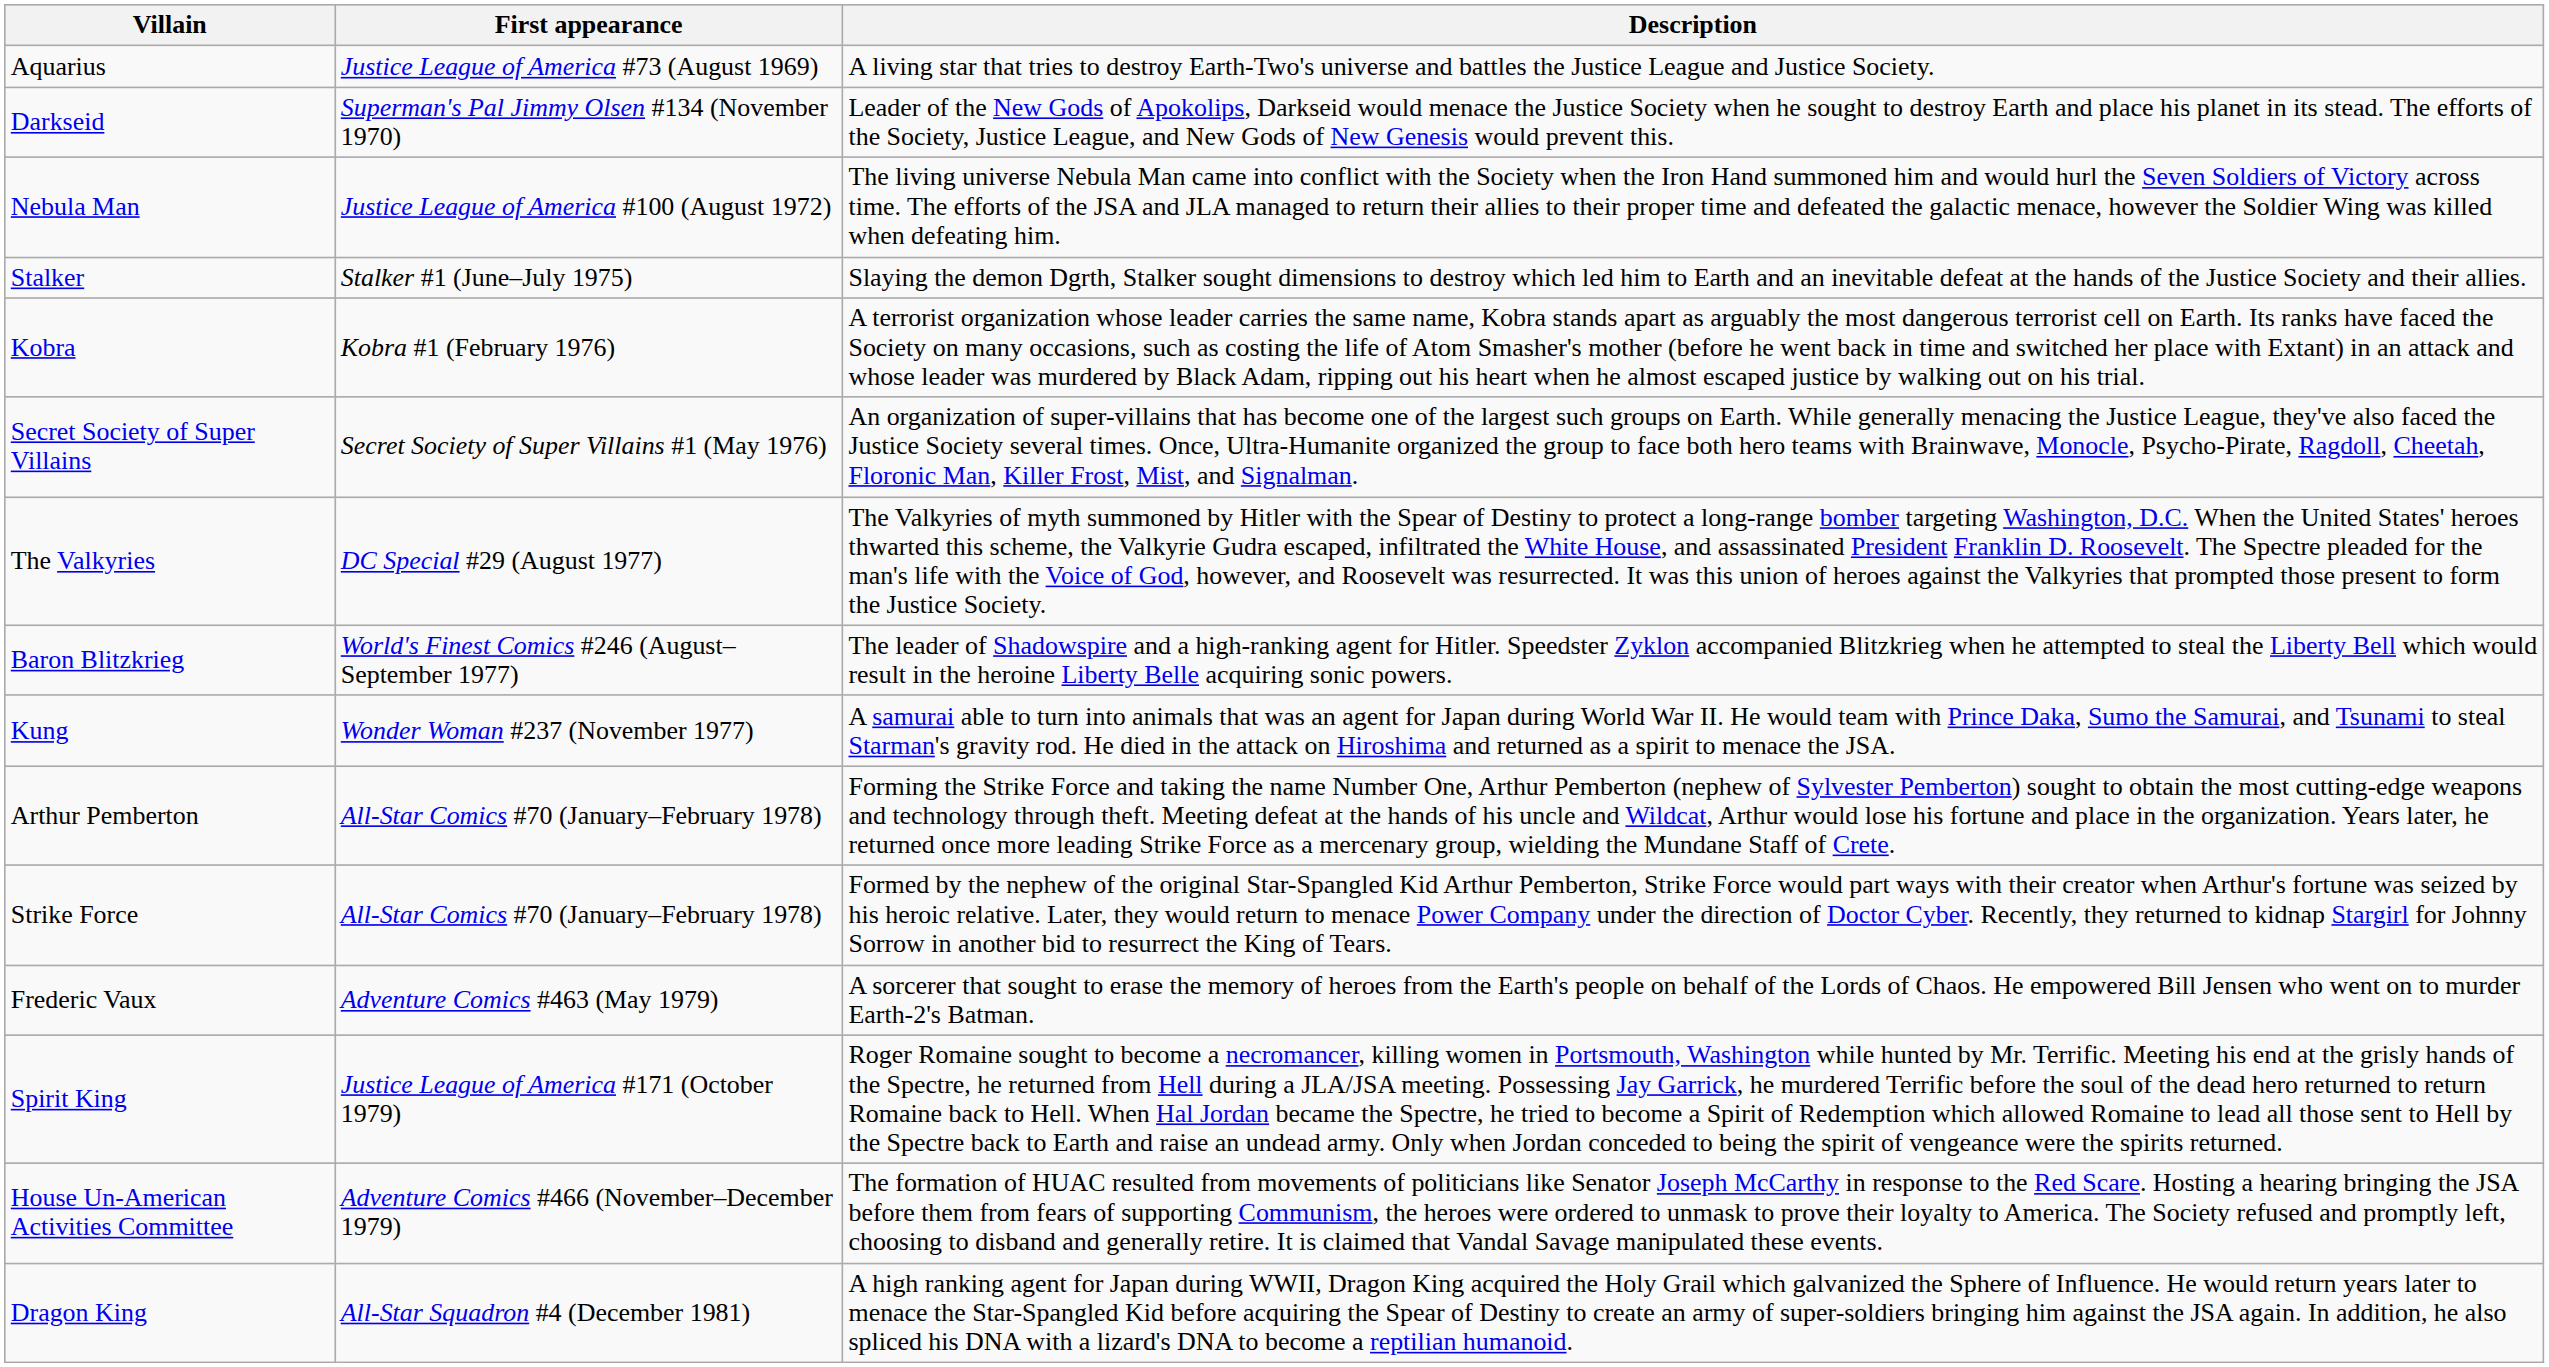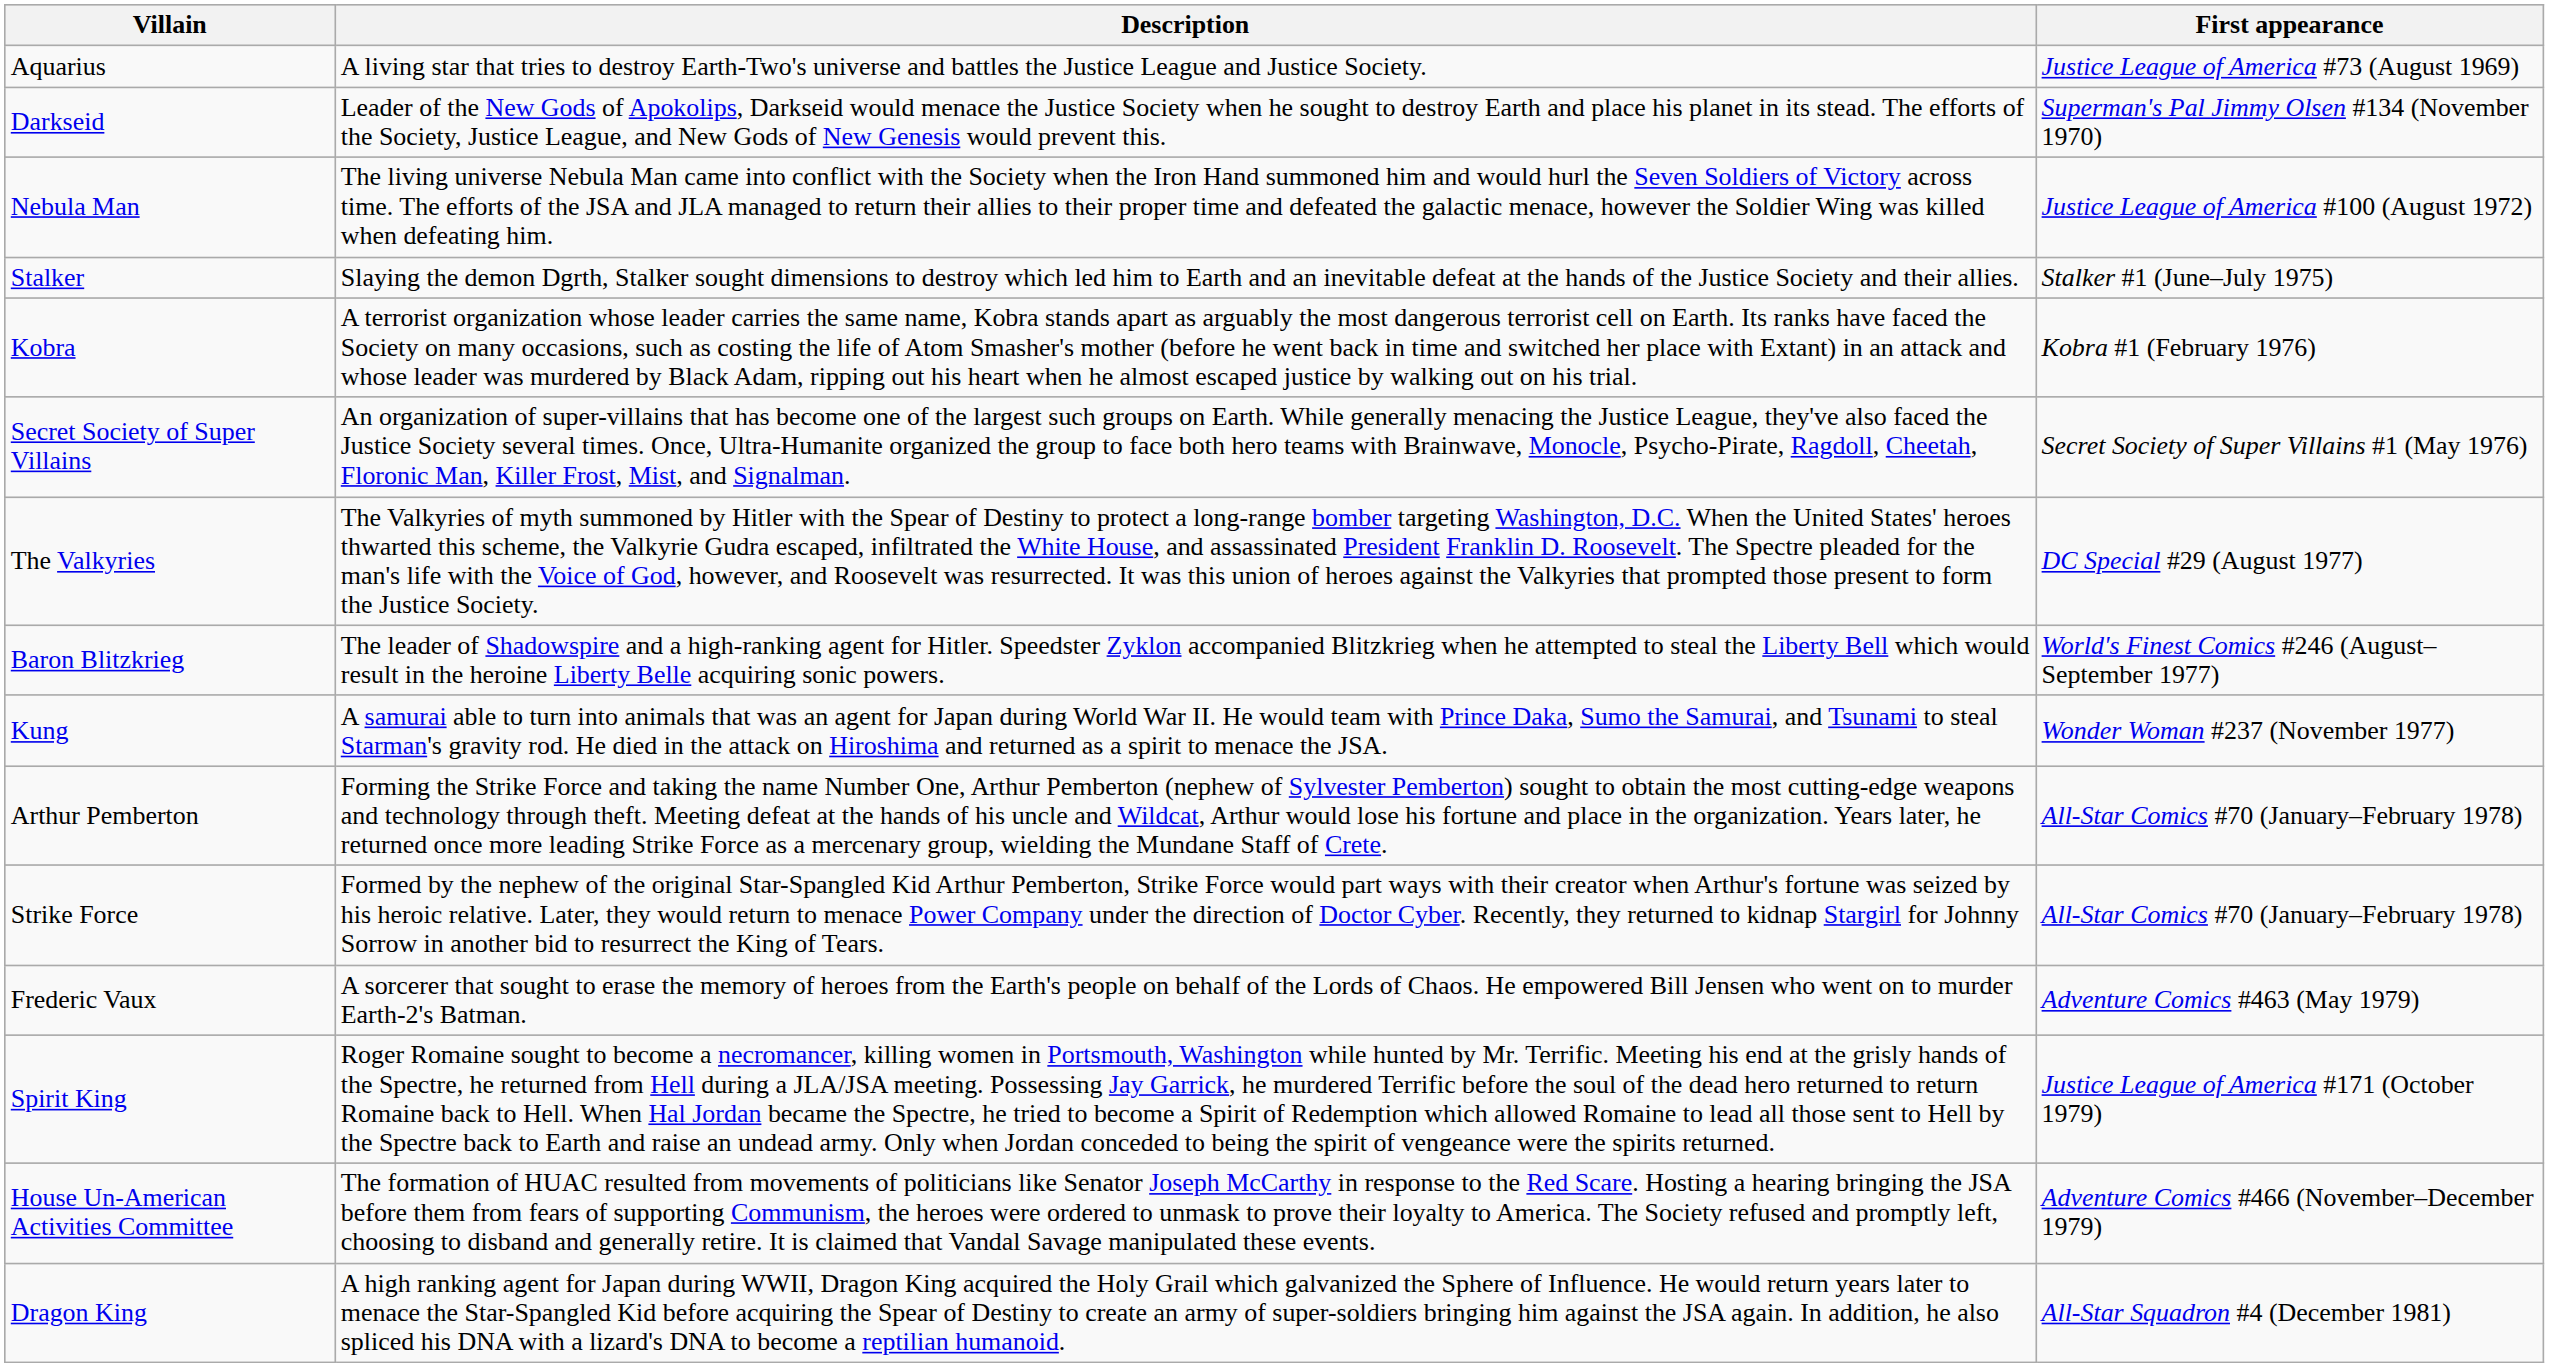columns swapped: (589, 25) <-> (1693, 25)
